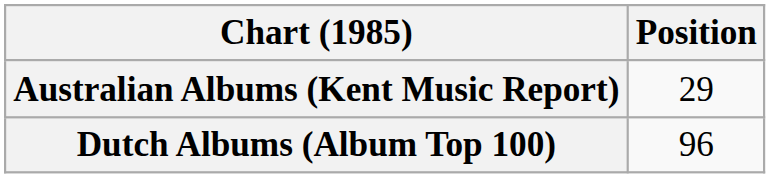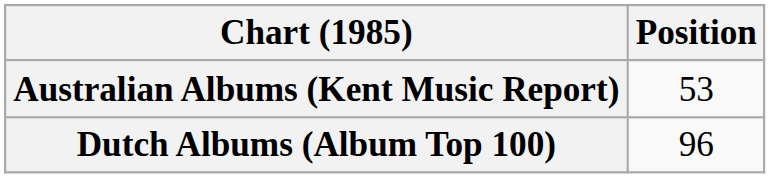(696, 88) 29 -> (696, 88) 53
